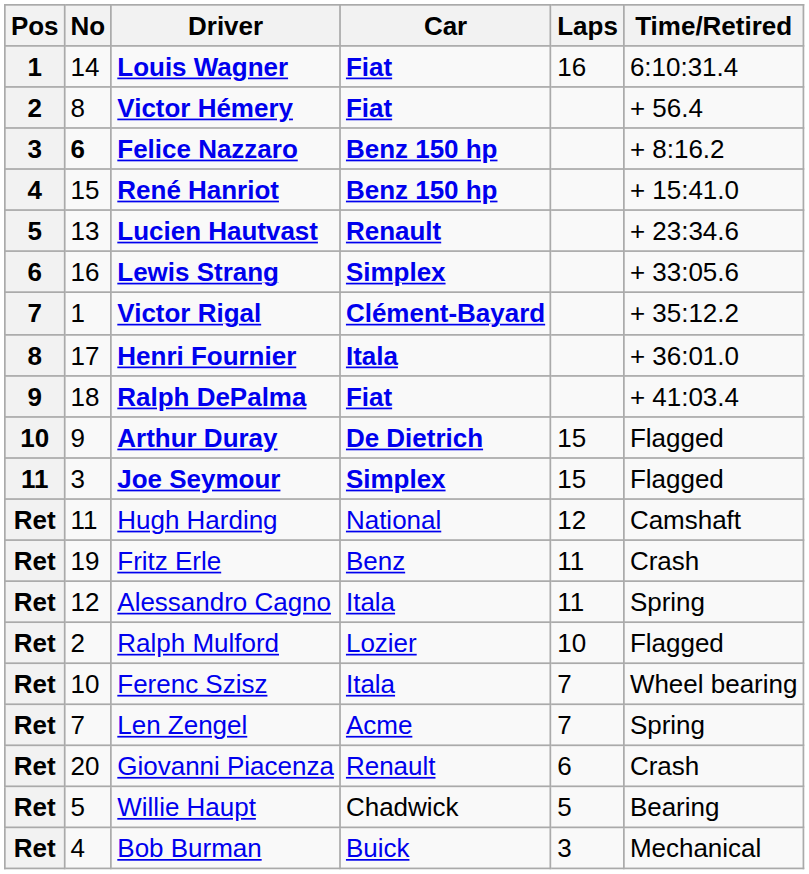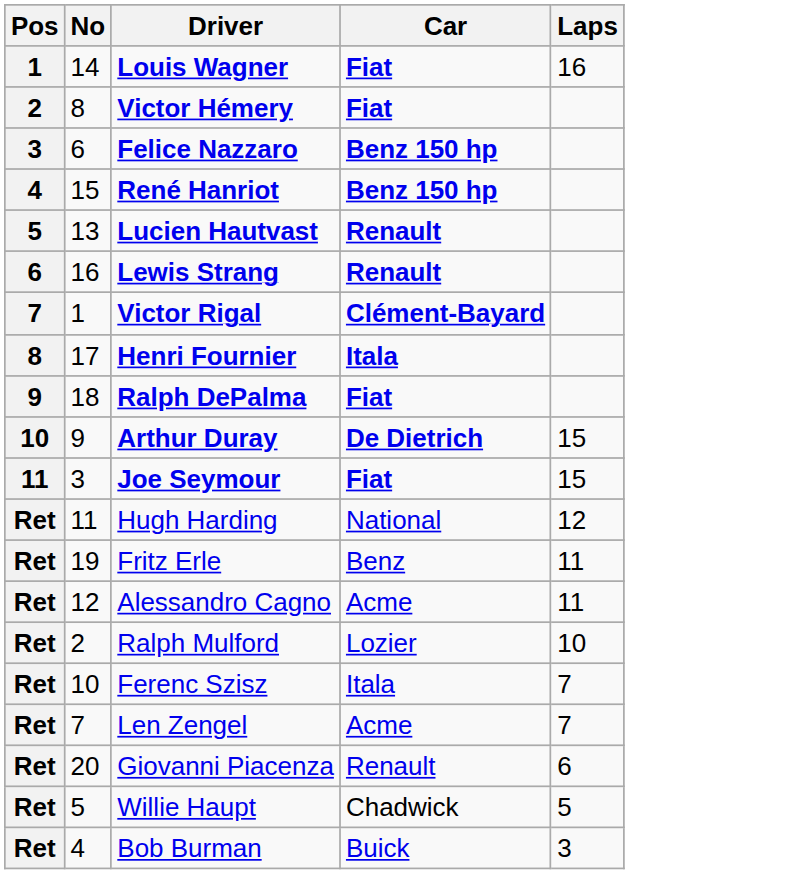- column: (714, 26)
(78, 149) bold -> (78, 149) normal
(396, 272) Simplex -> (394, 272) Renault
(396, 478) Simplex -> (369, 478) Fiat
(371, 602) Itala -> (379, 602) Acme
